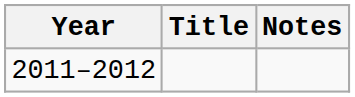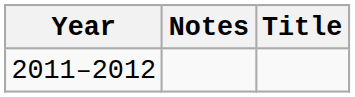columns swapped: (209, 27) <-> (302, 27)
